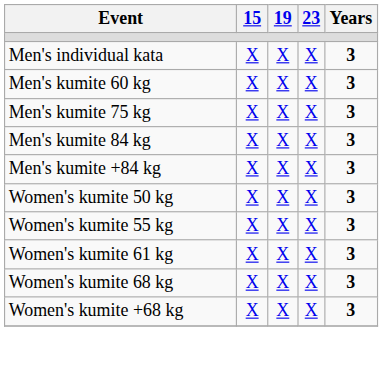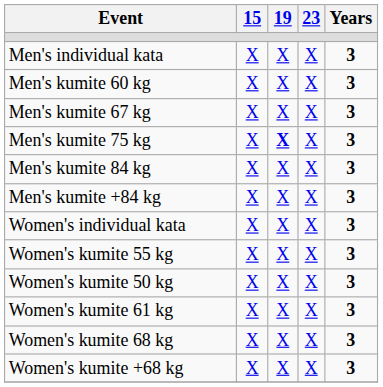+ row: (80, 112)
(283, 112) normal -> (283, 140) bold
+ row: (97, 225)
rows swapped: (91, 197) <-> (91, 225)
